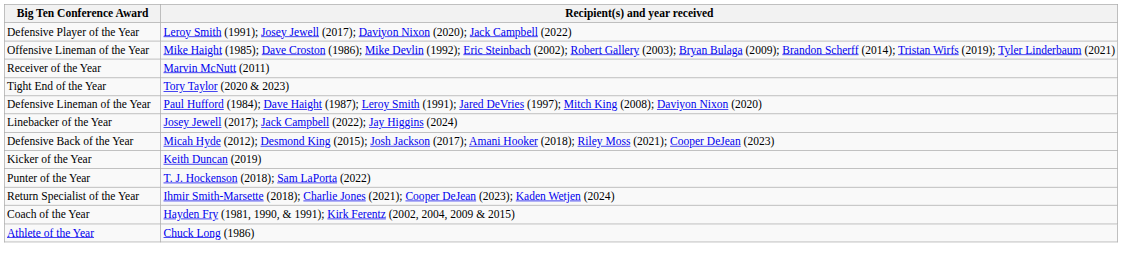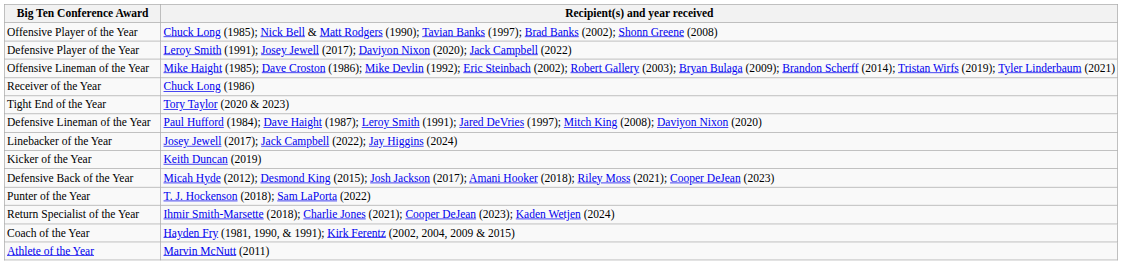+ row: (72, 31)
(216, 68) Marvin McNutt (2011) -> (209, 86) Chuck Long (1986)
rows swapped: (70, 141) <-> (49, 159)
(209, 232) Chuck Long (1986) -> (216, 251) Marvin McNutt (2011)
